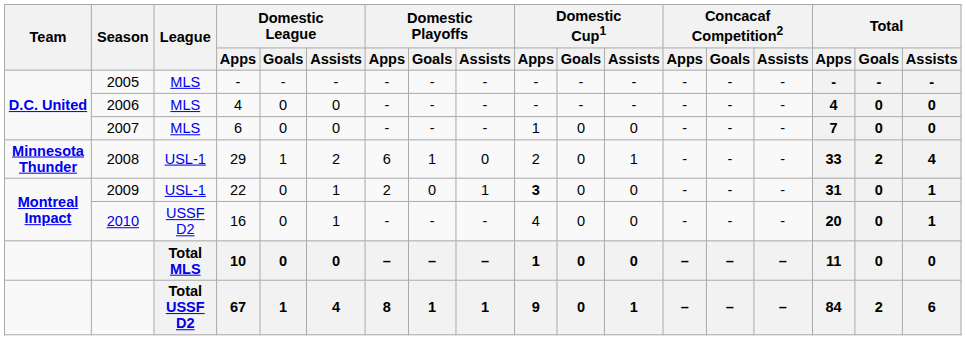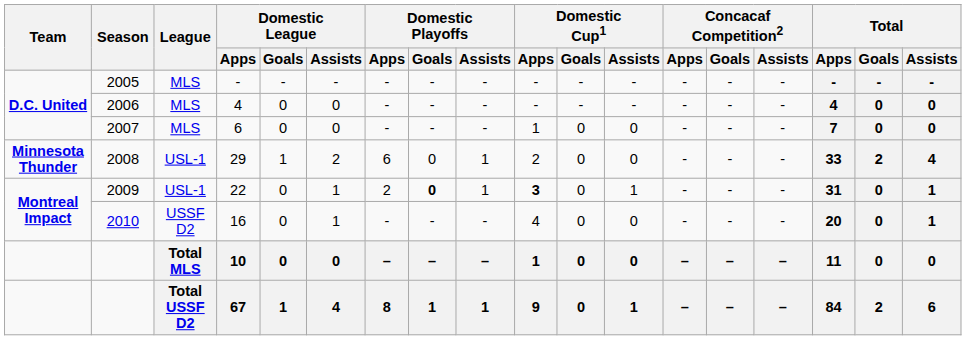(432, 159) 1 -> (432, 159) 0
(485, 159) 0 -> (485, 159) 1
(634, 159) 1 -> (634, 159) 0
(432, 190) normal -> (432, 190) bold
(634, 190) 0 -> (634, 190) 1
